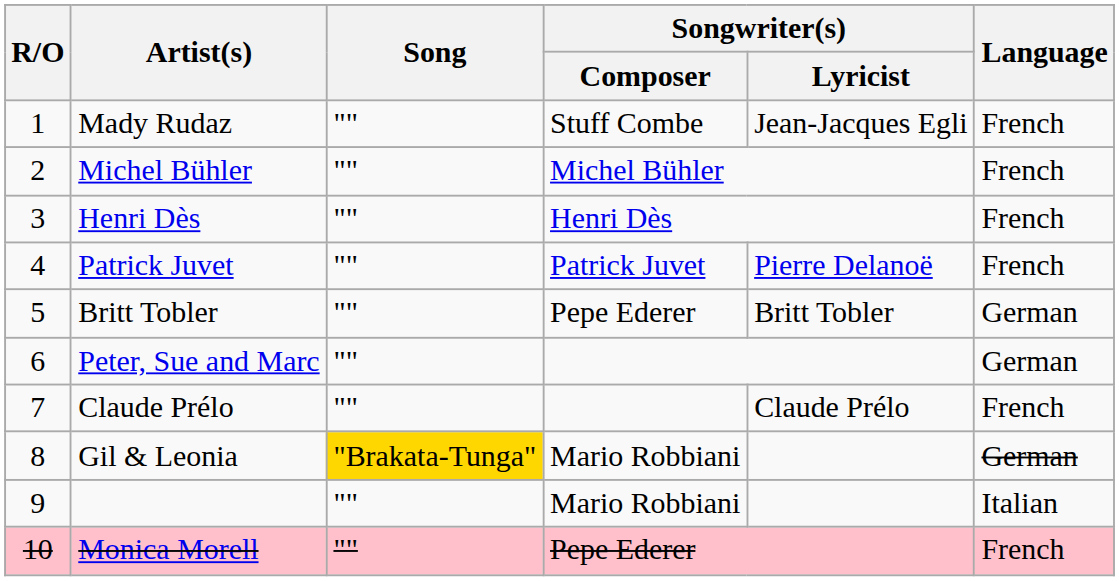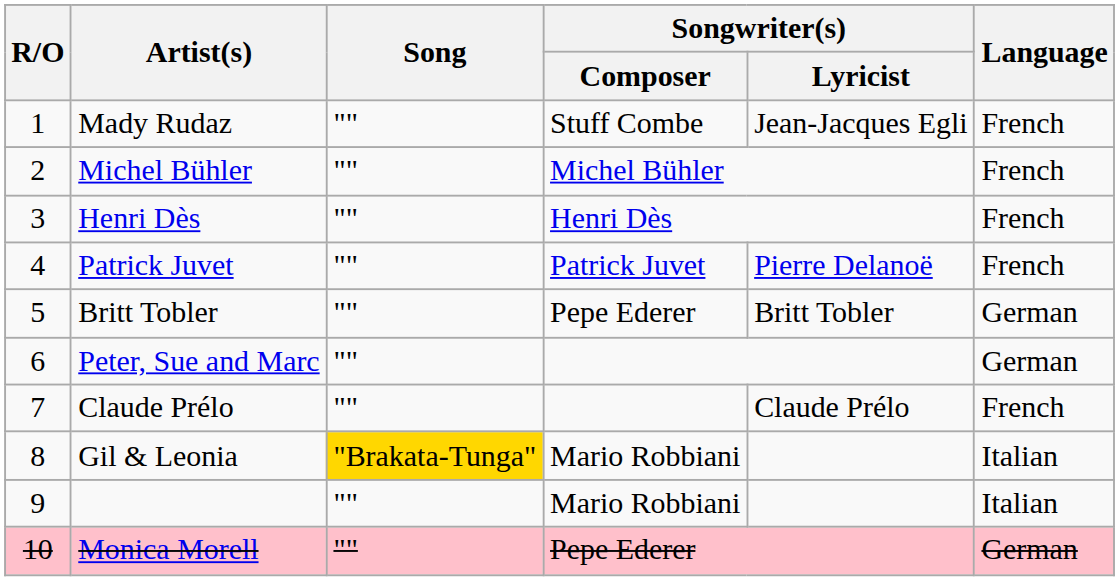(1030, 455) German -> (1020, 455) Italian
(1023, 550) French -> (1030, 550) German
